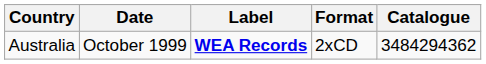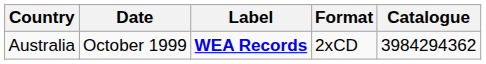(429, 45) 3484294362 -> (429, 45) 3984294362
